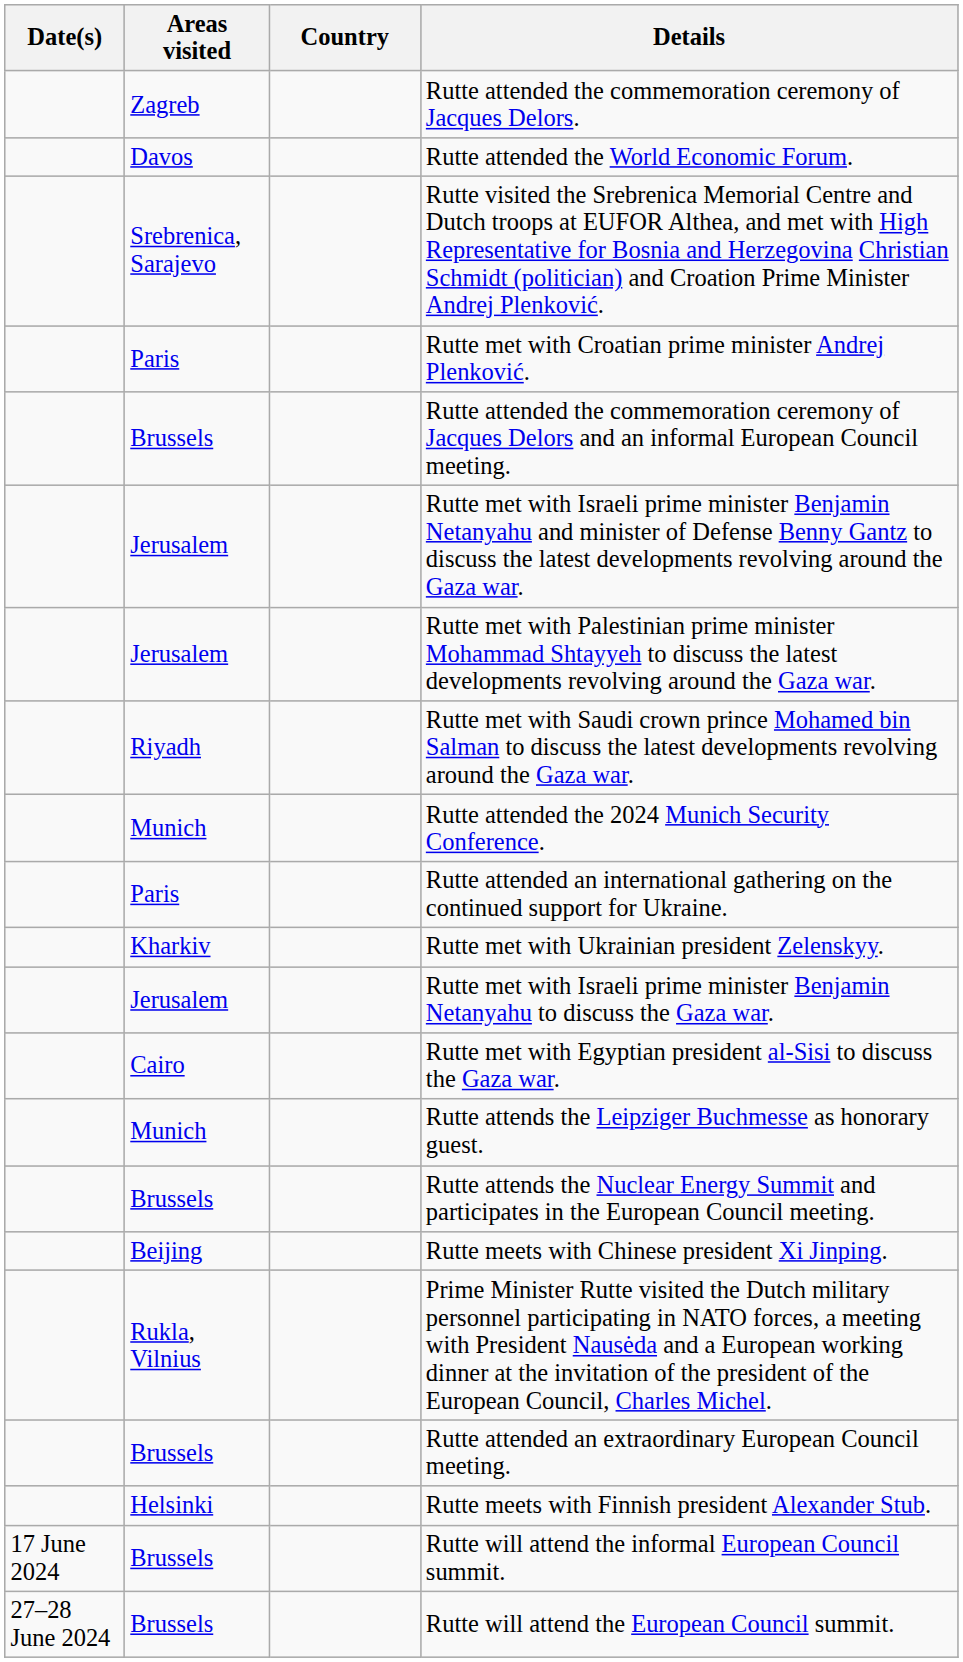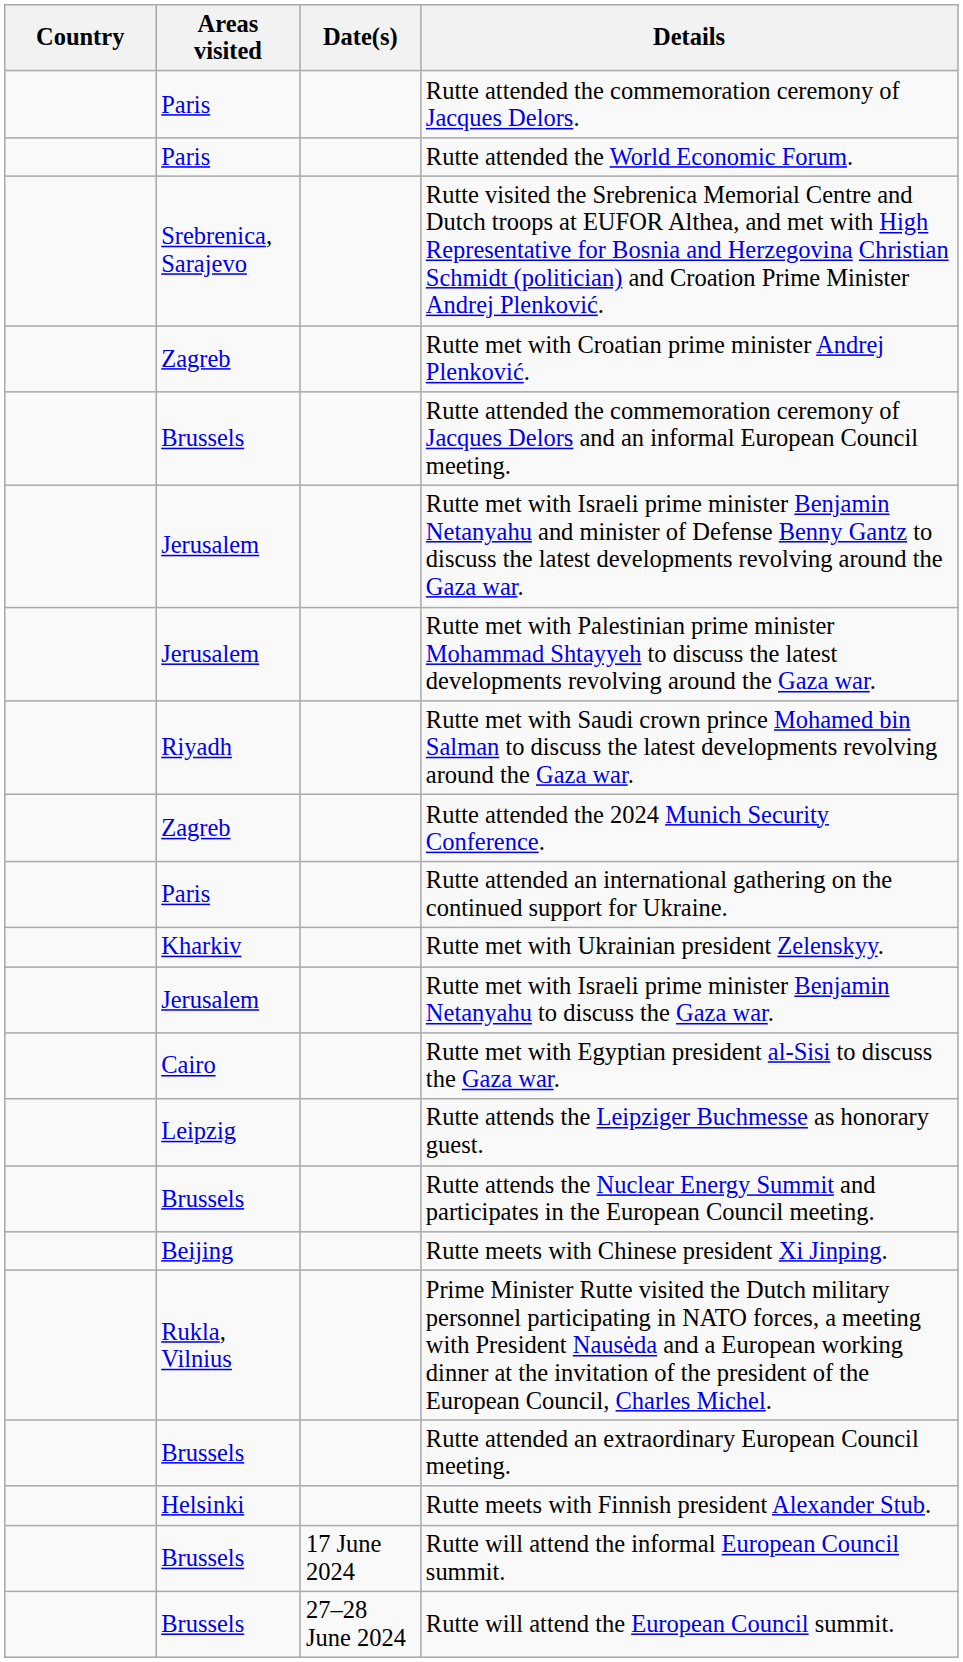columns swapped: (345, 37) <-> (65, 37)
(165, 104) Zagreb -> (186, 104) Paris
(162, 156) Davos -> (186, 156) Paris
(155, 358) Paris -> (196, 358) Zagreb
(168, 827) Munich -> (196, 827) Zagreb
(168, 1132) Munich -> (199, 1132) Leipzig
